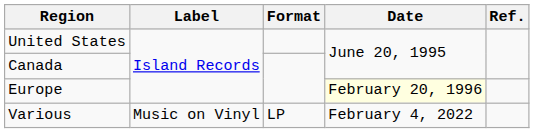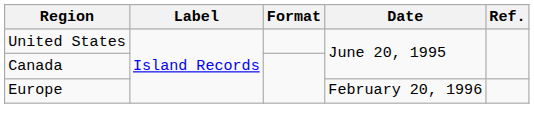(405, 91) lightyellow background -> (405, 91) no background
- row: (40, 115)
